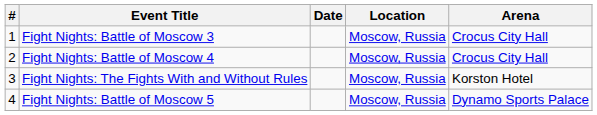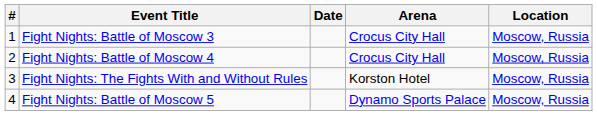columns swapped: (520, 15) <-> (397, 15)
